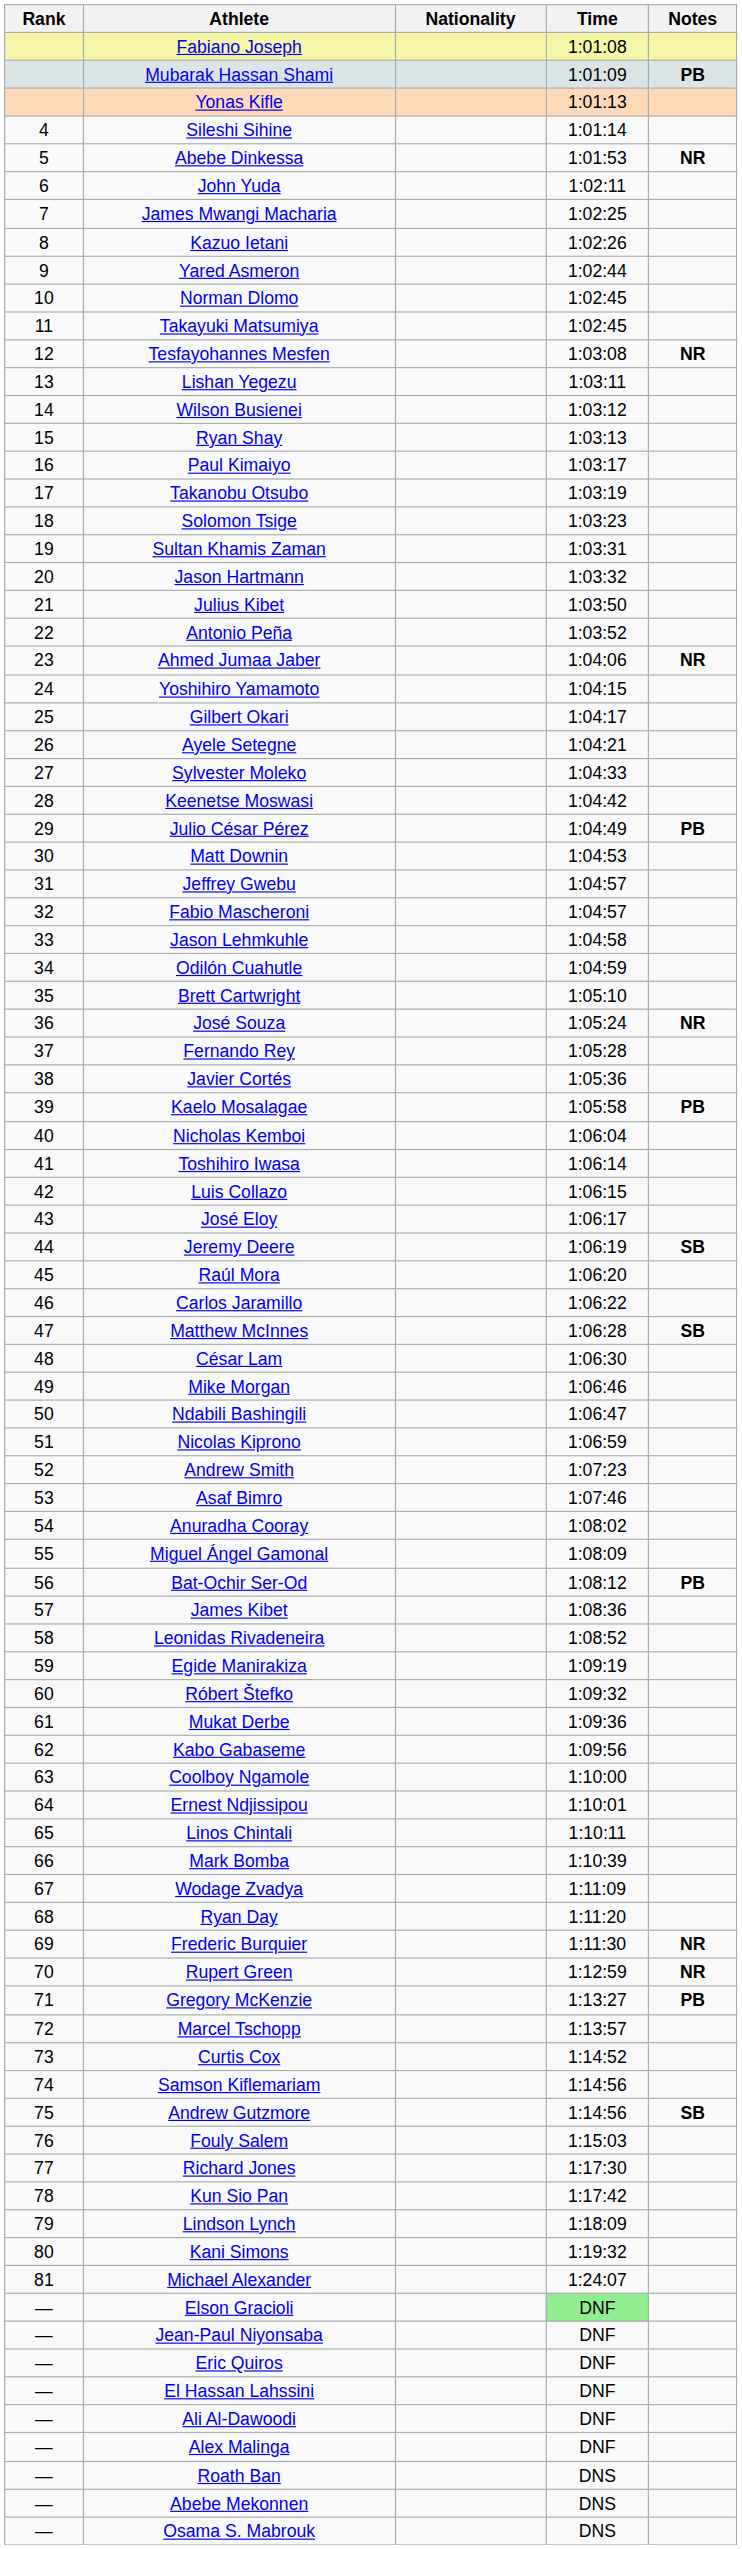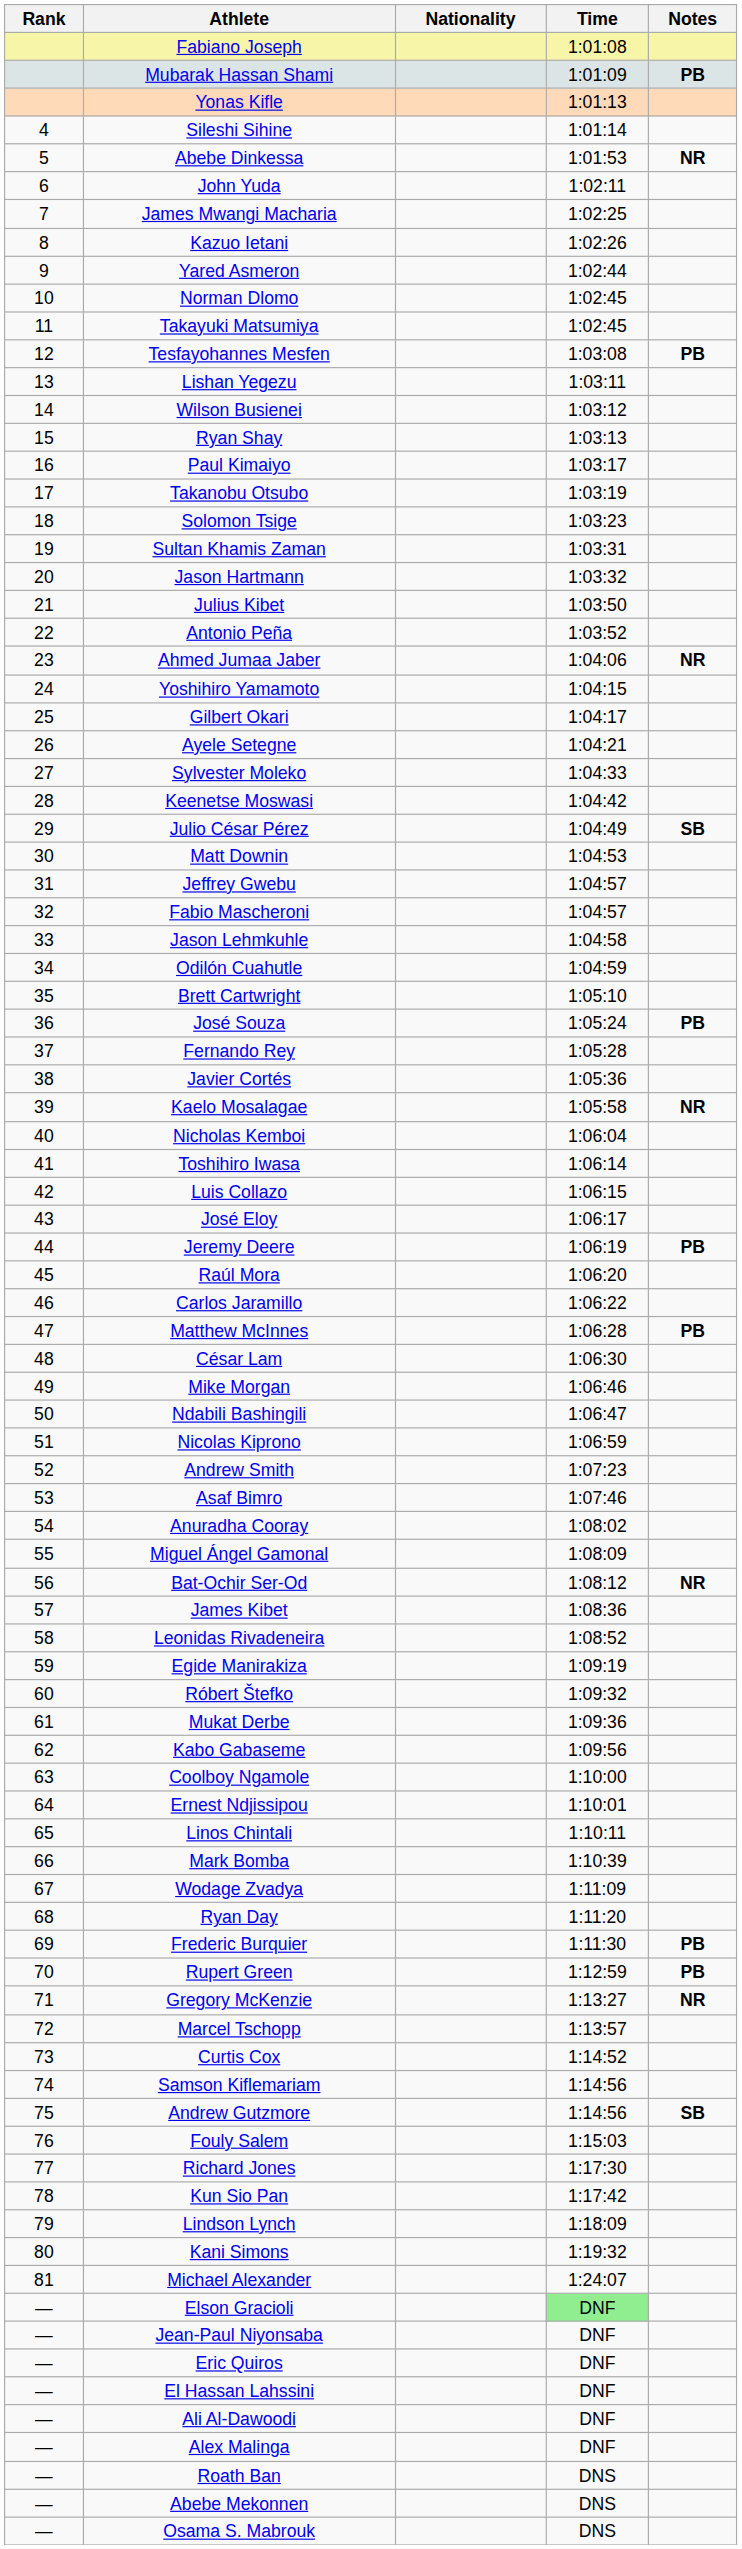(693, 354) NR -> (693, 354) PB
(693, 828) PB -> (693, 828) SB
(693, 1024) NR -> (693, 1024) PB
(693, 1107) PB -> (693, 1107) NR
(693, 1247) SB -> (693, 1247) PB
(693, 1331) SB -> (693, 1331) PB
(693, 1582) PB -> (693, 1582) NR
(693, 1945) NR -> (693, 1945) PB
(693, 1973) NR -> (693, 1973) PB
(693, 2001) PB -> (693, 2001) NR
